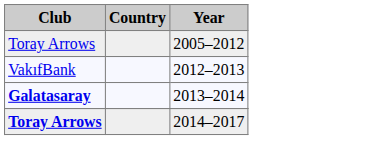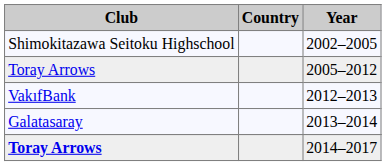+ row: (342, 43)
(49, 95) bold -> (45, 121) normal
